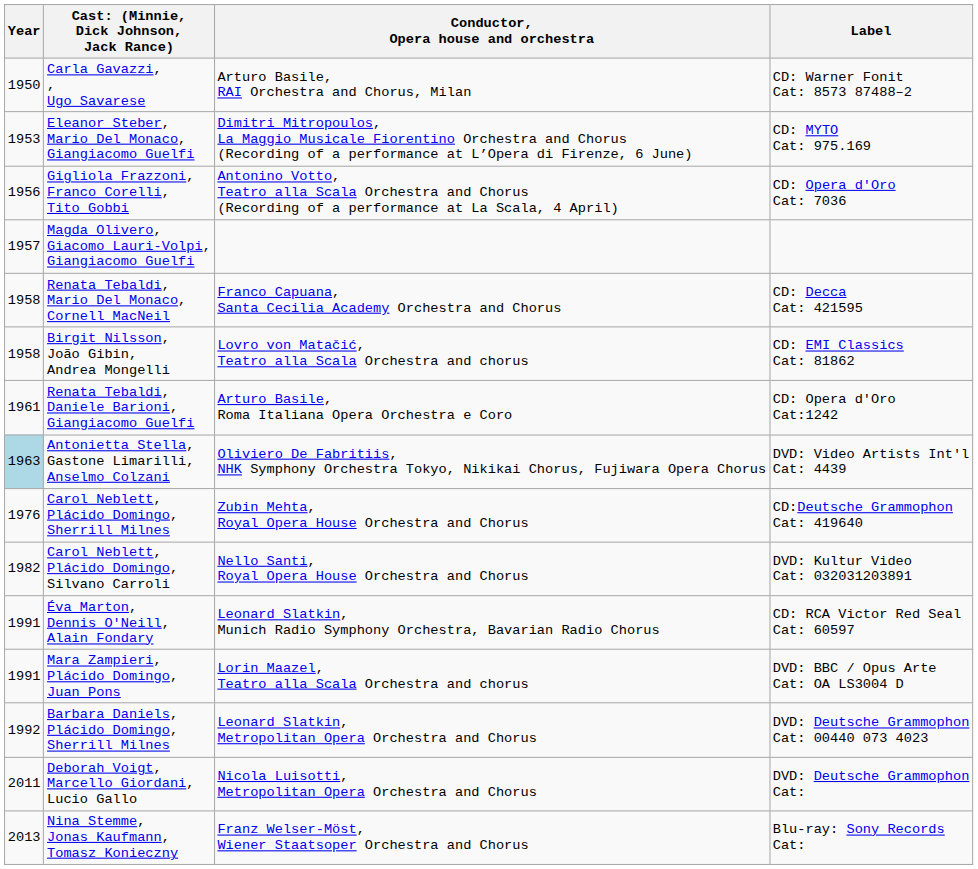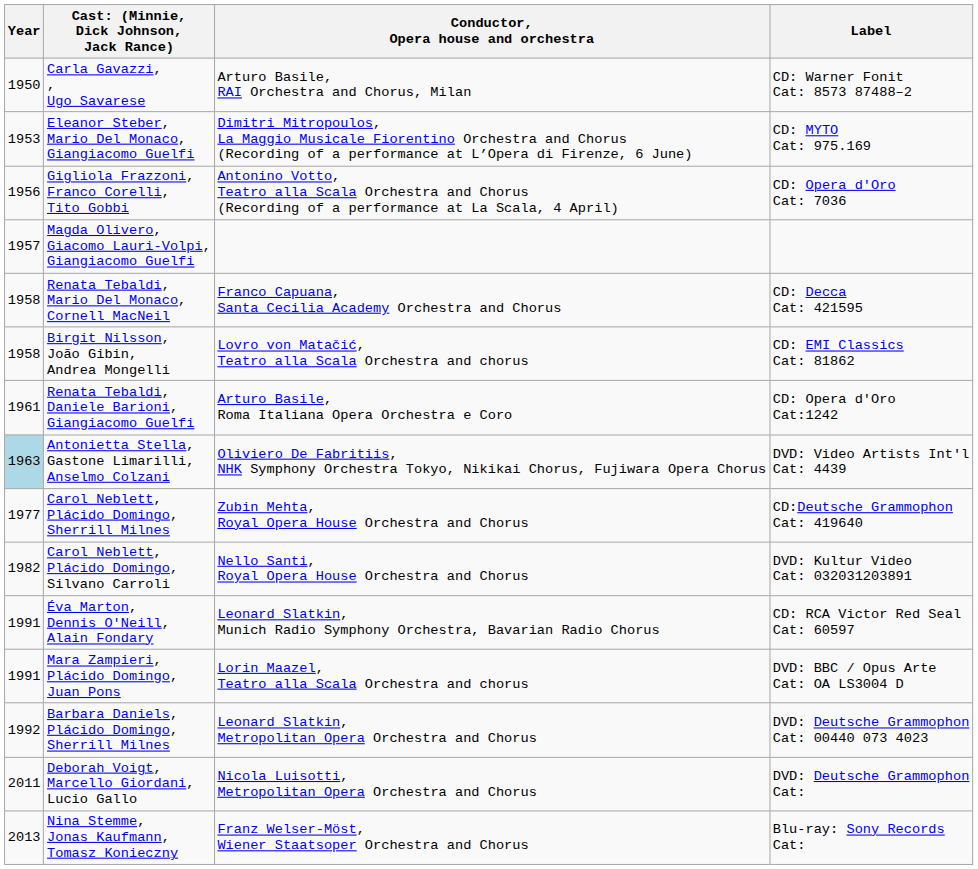(24, 515) 1976 -> (24, 515) 1977
